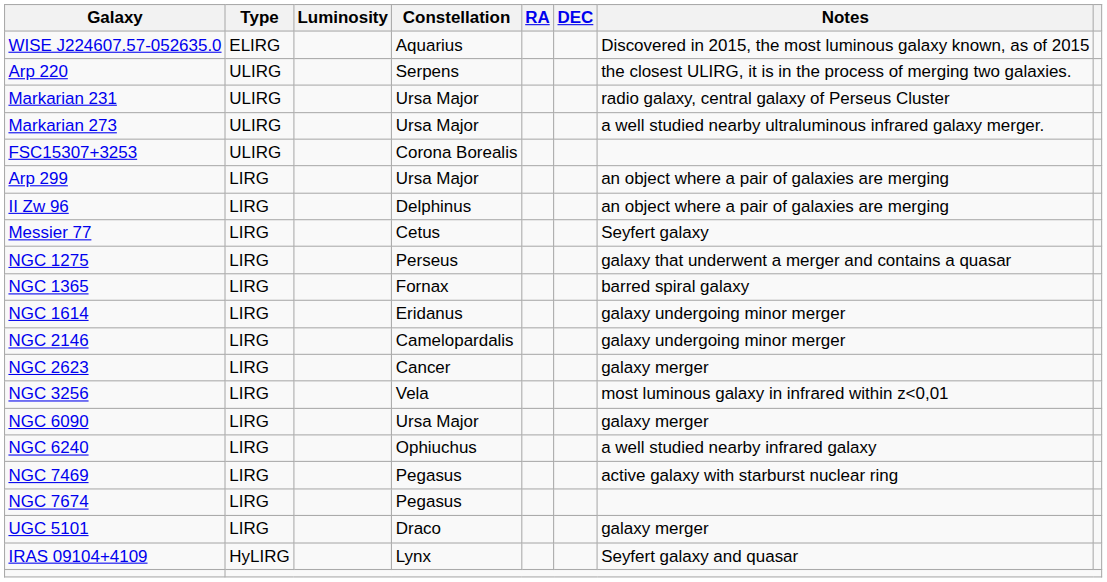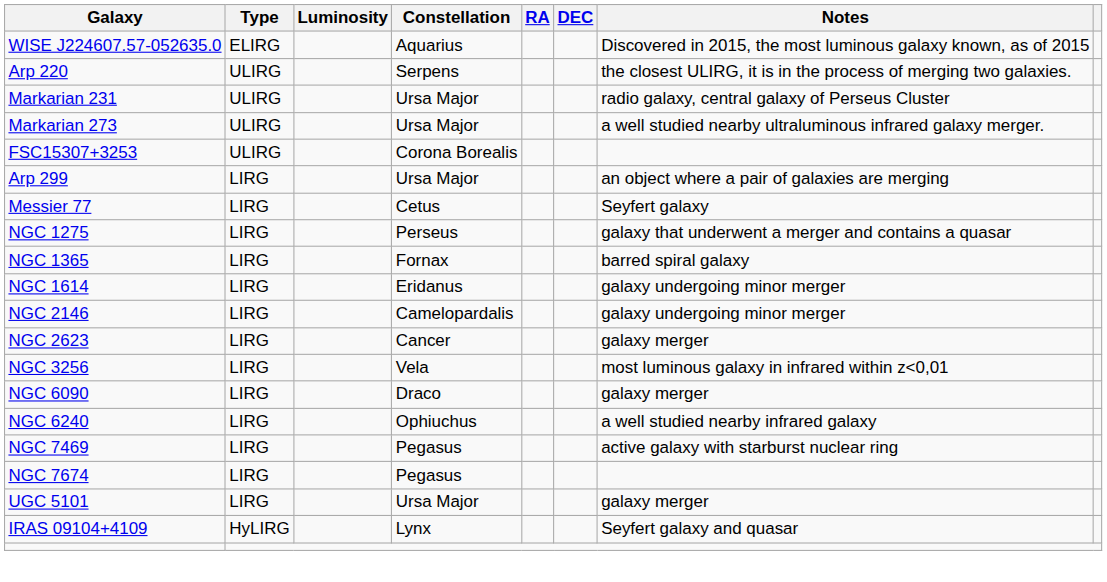- row: (39, 206)
(437, 421) Ursa Major -> (418, 394) Draco
(418, 529) Draco -> (437, 502) Ursa Major
